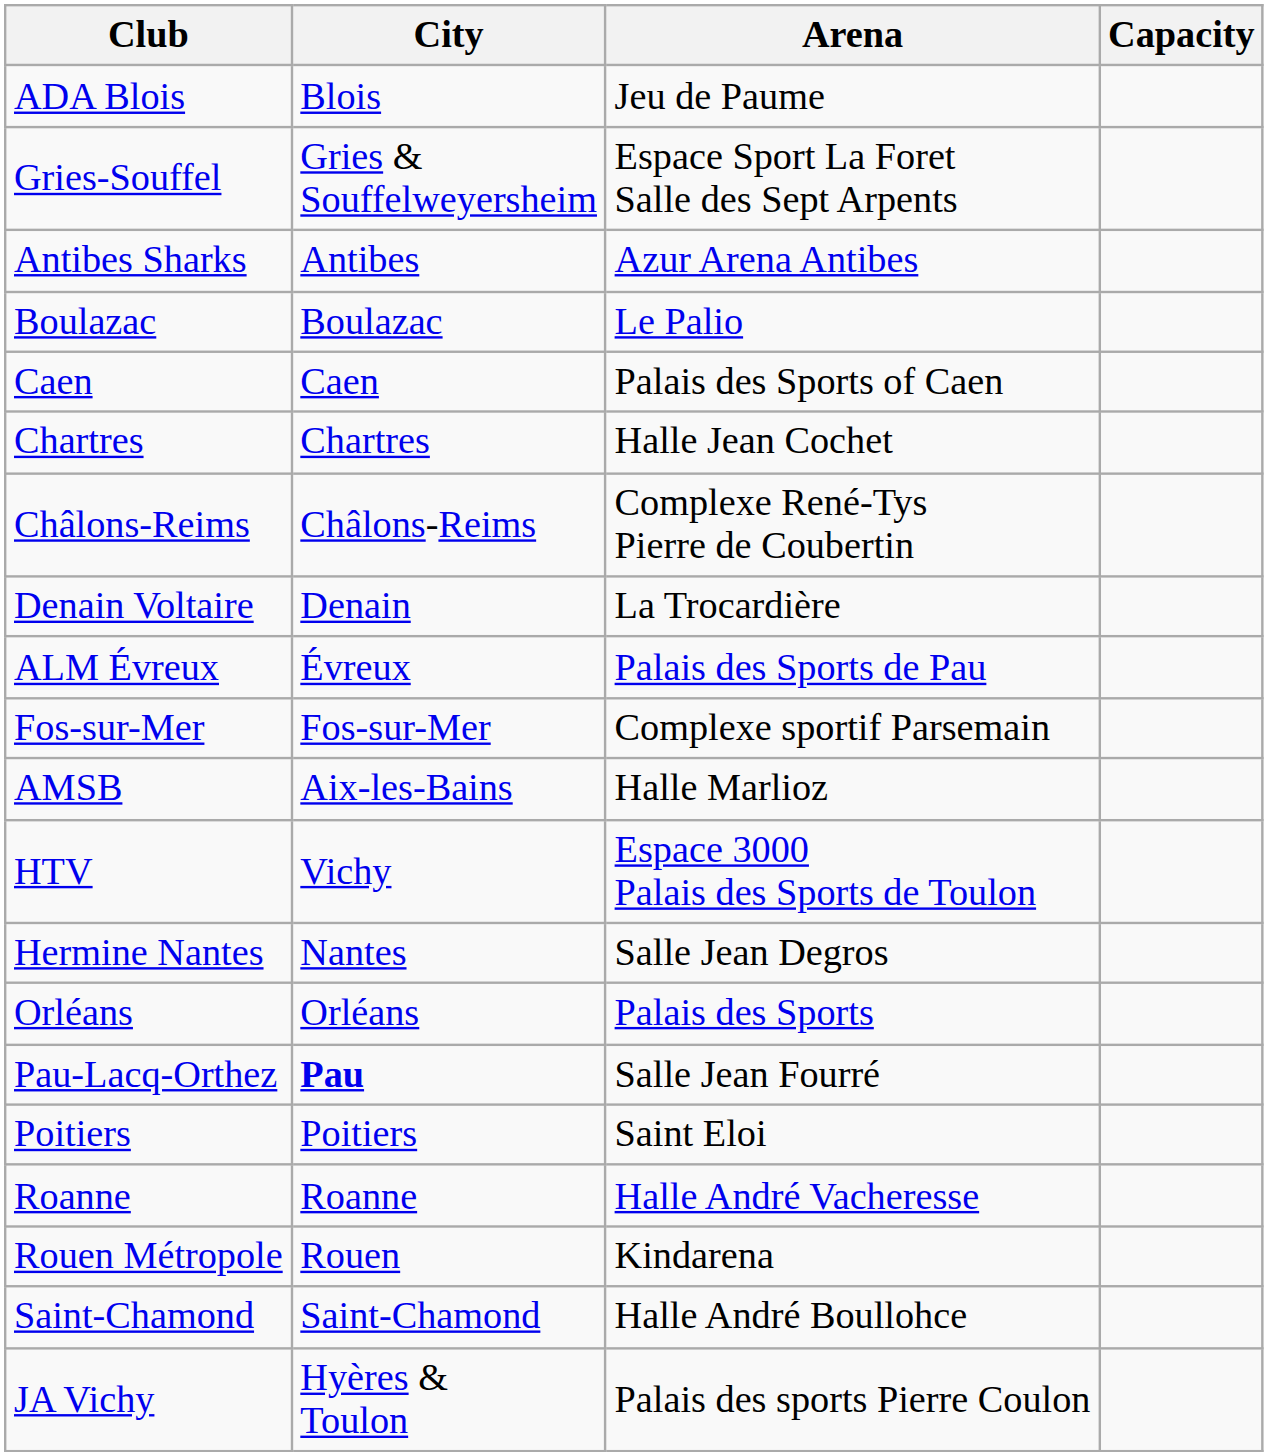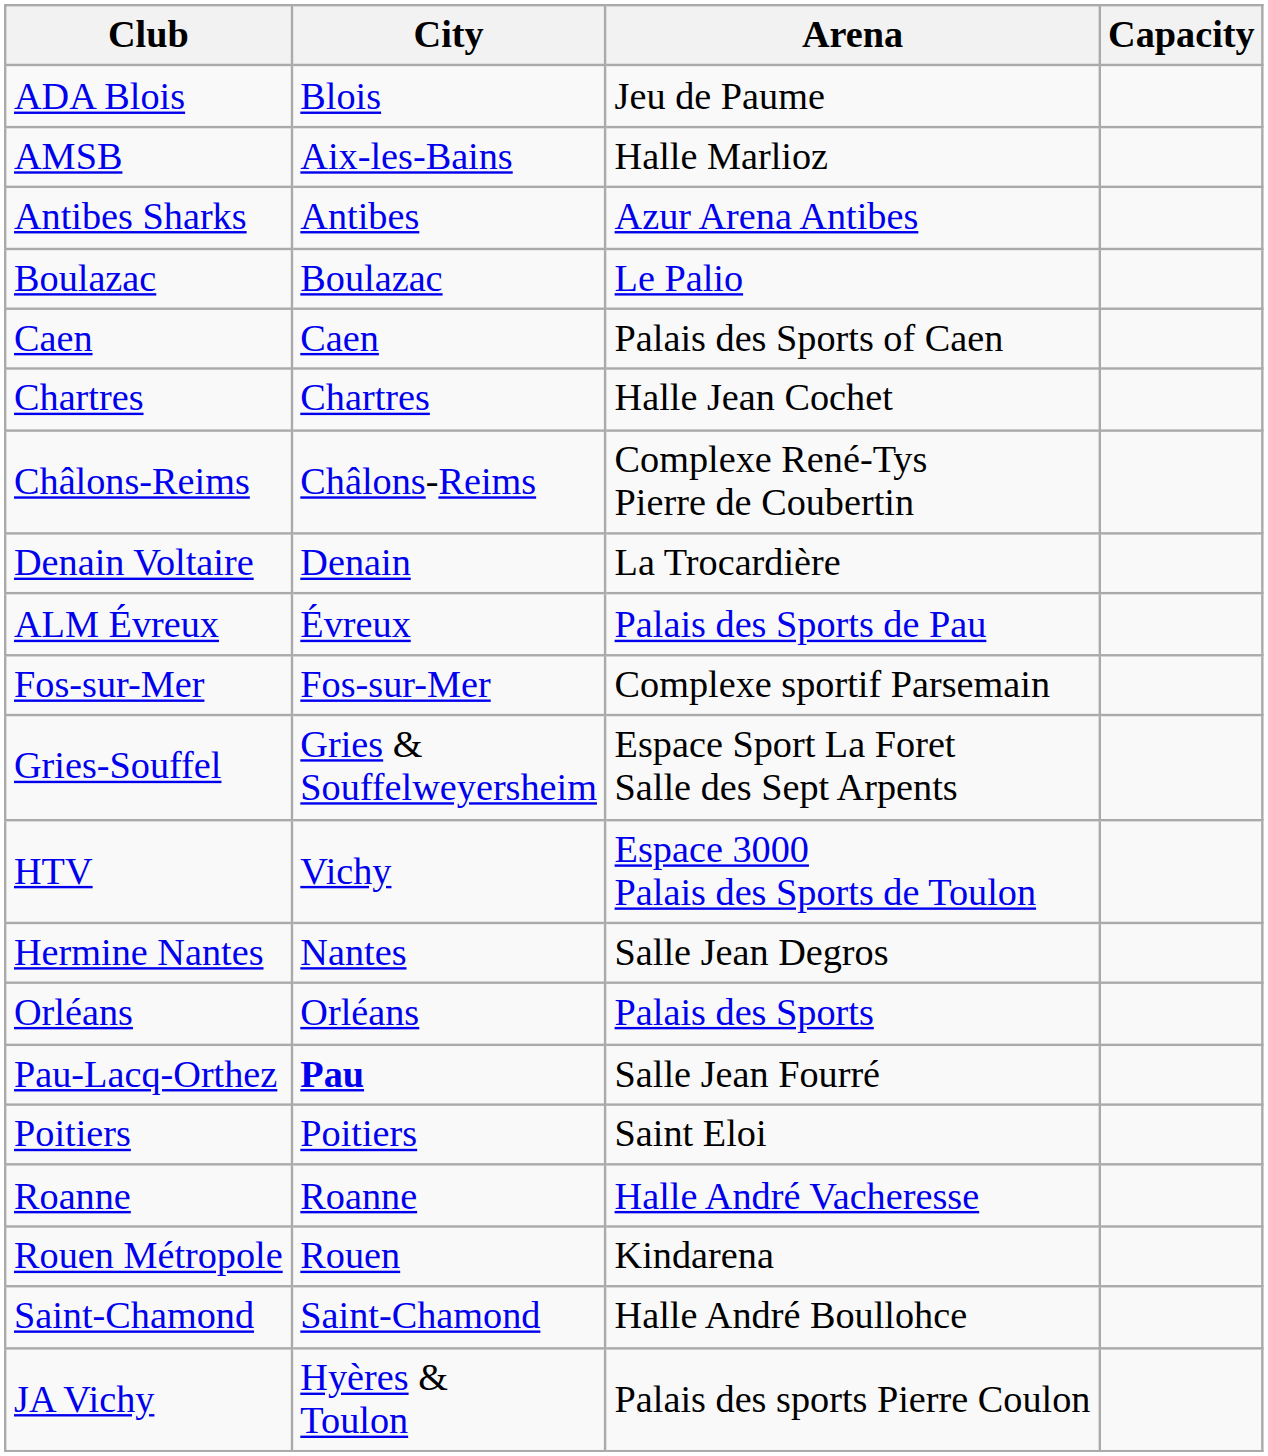rows swapped: (68, 787) <-> (118, 177)
